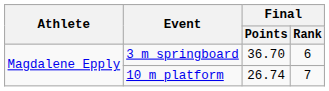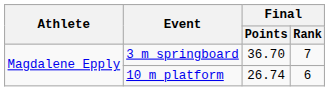(308, 54) 6 -> (308, 54) 7
(308, 75) 7 -> (308, 75) 6
